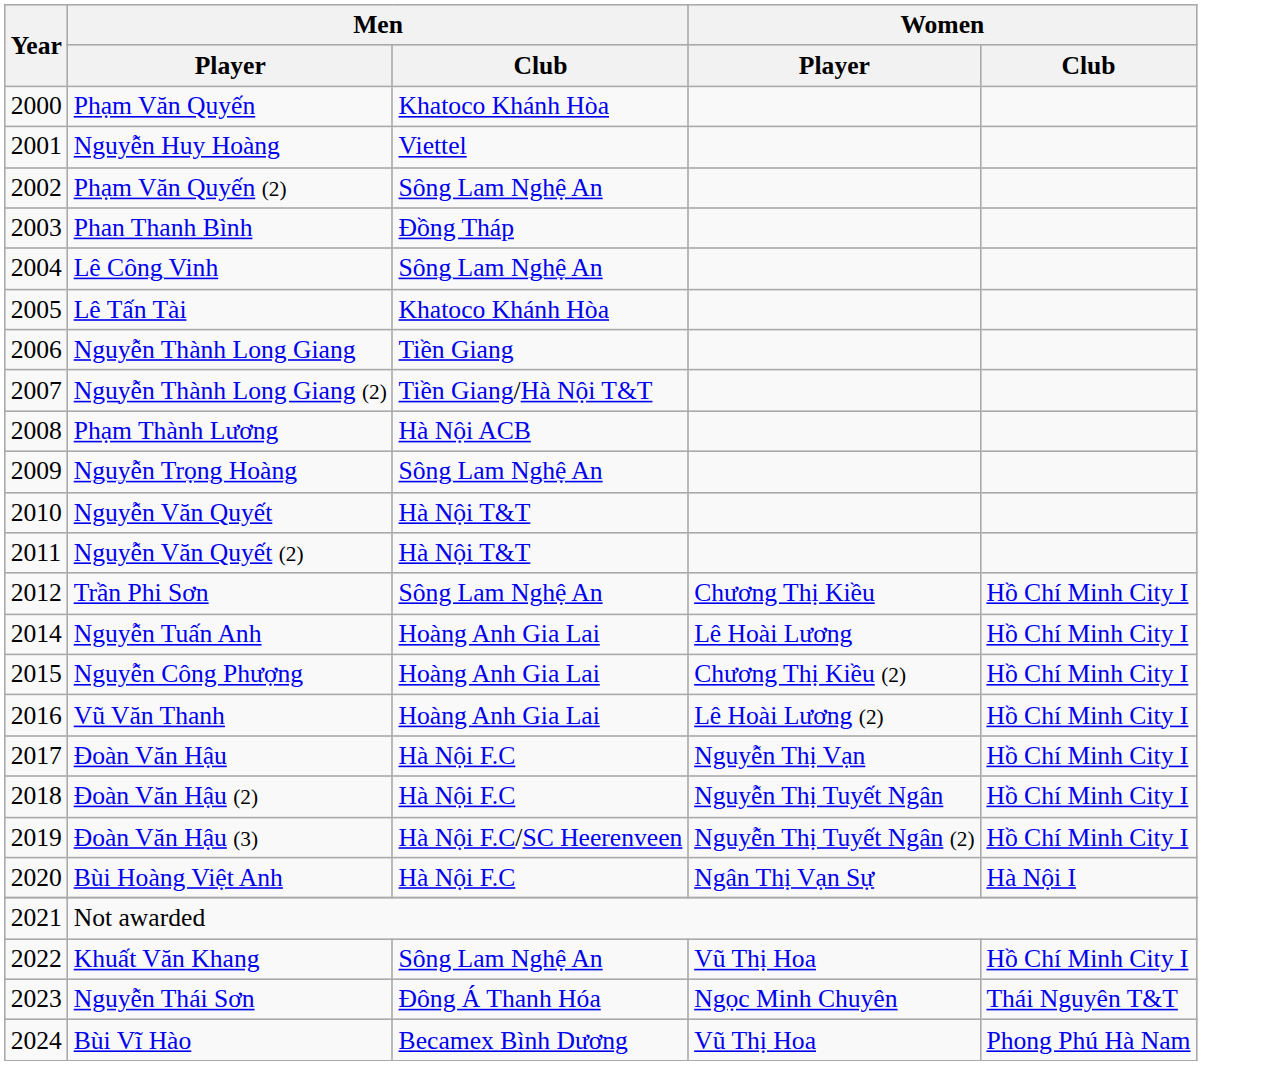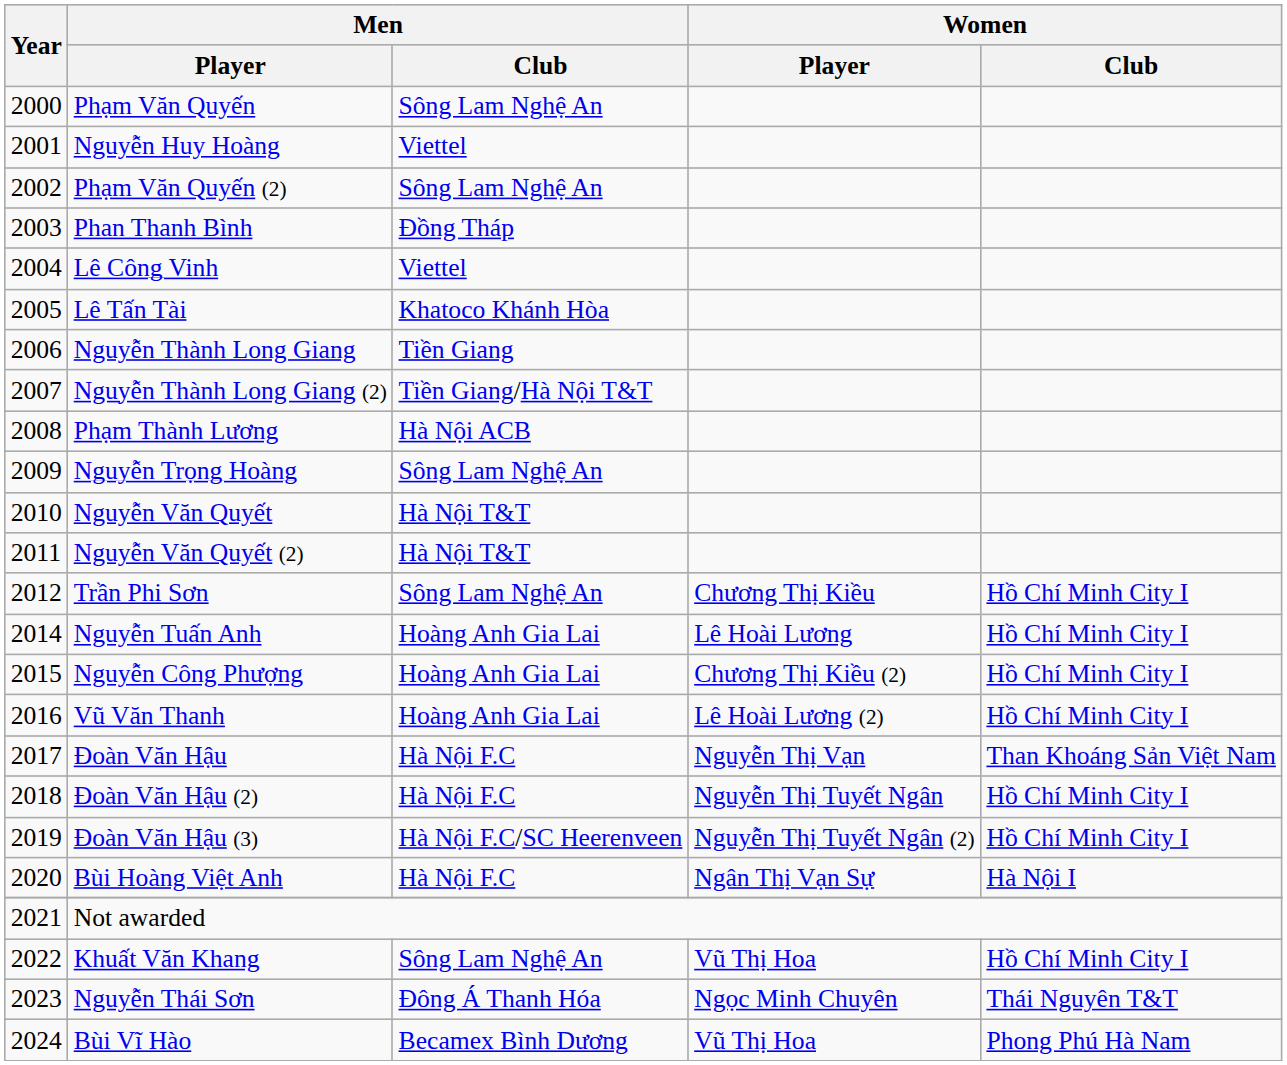(504, 106) Khatoco Khánh Hòa -> (501, 106) Sông Lam Nghệ An
(501, 268) Sông Lam Nghệ An -> (433, 268) Viettel
(1087, 755) Hồ Chí Minh City I -> (1131, 755) Than Khoáng Sản Việt Nam
